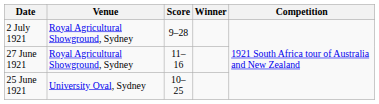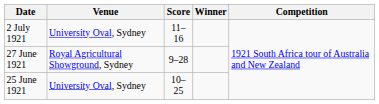(91, 33) Royal Agricultural Showground, Sydney -> (97, 33) University Oval, Sydney
(178, 33) 9–28 -> (178, 33) 11–16
(178, 59) 11–16 -> (178, 59) 9–28
